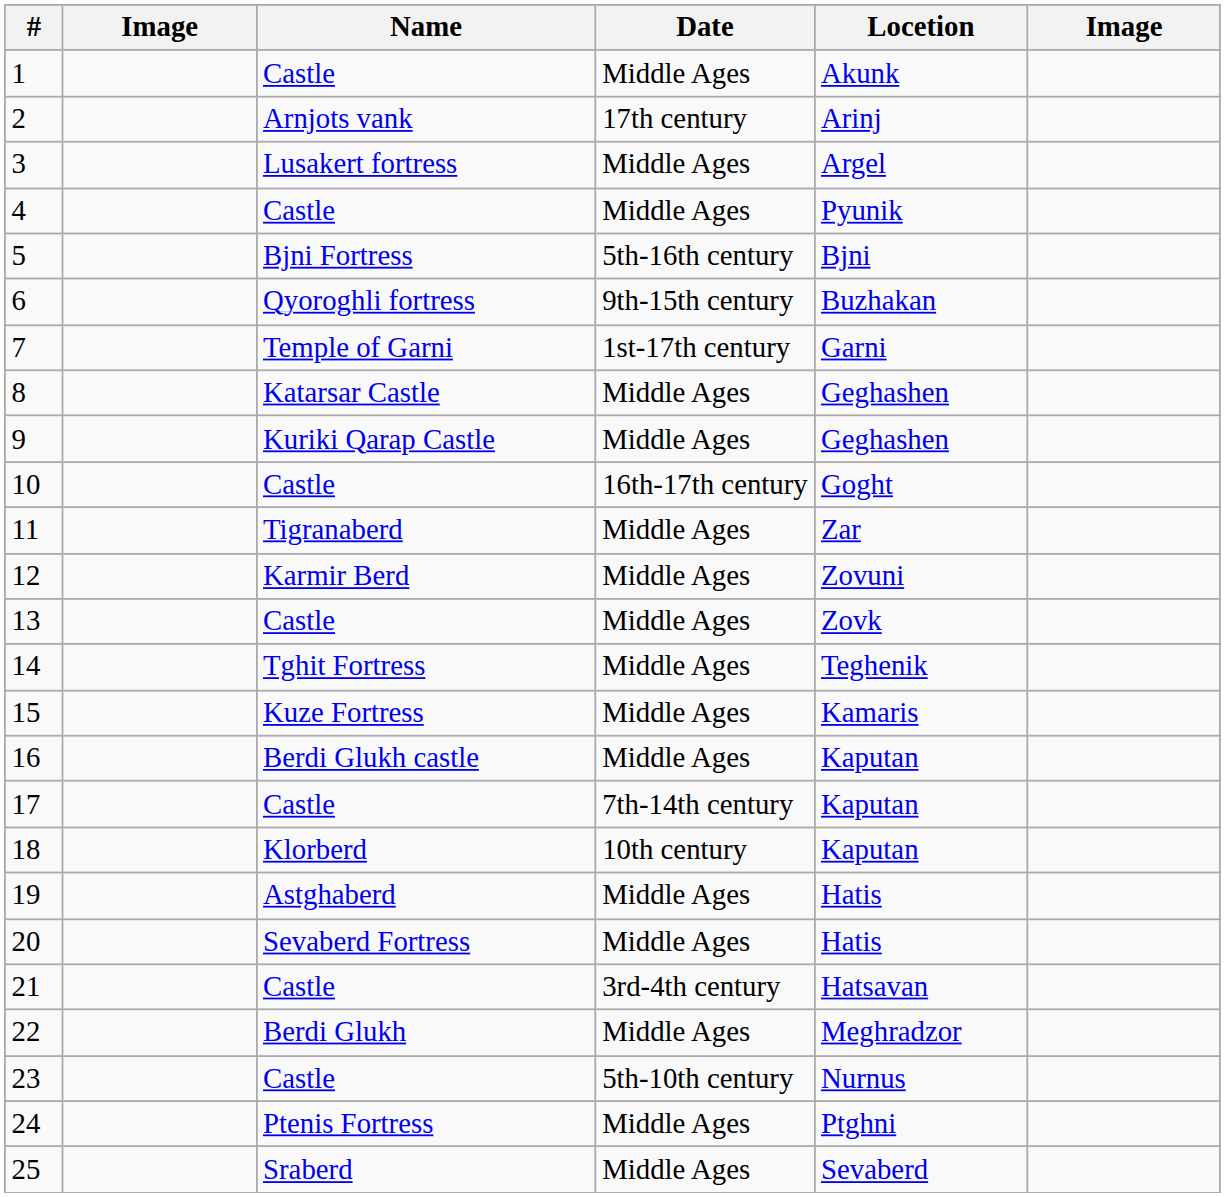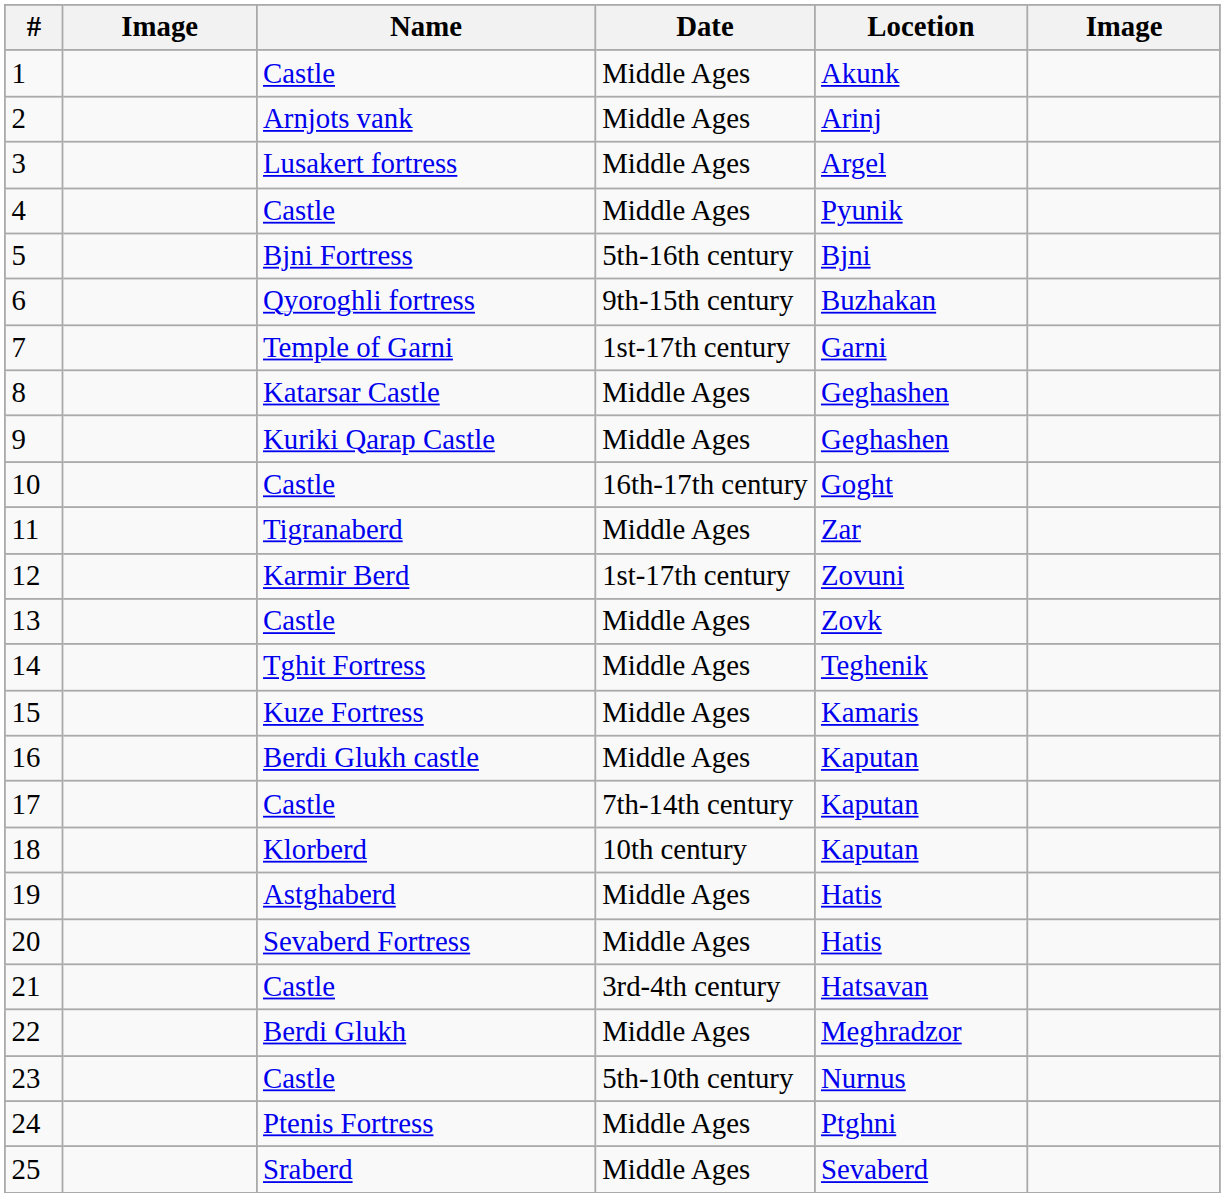(675, 118) 17th century -> (676, 118) Middle Ages
(676, 575) Middle Ages -> (696, 575) 1st-17th century
